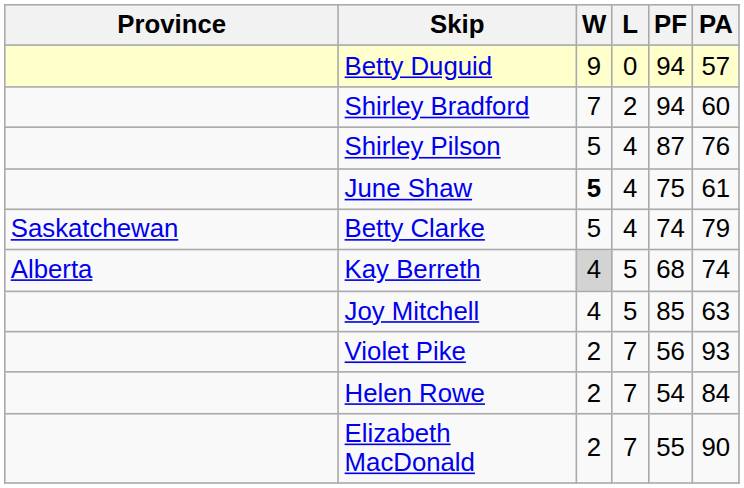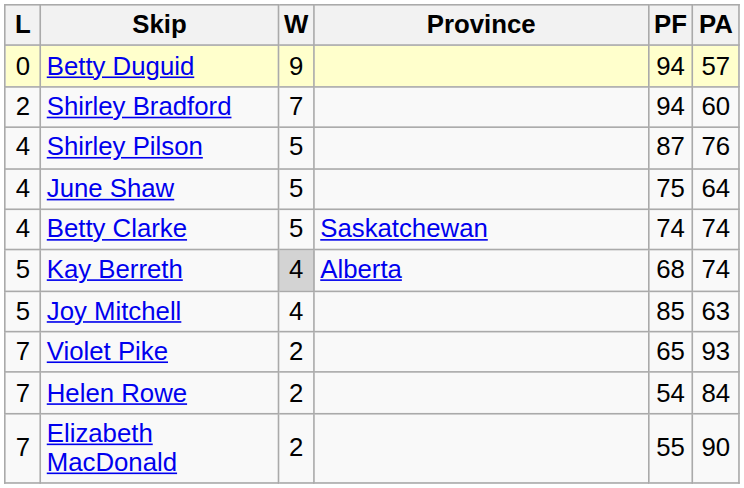columns swapped: (172, 24) <-> (630, 24)
(594, 188) bold -> (296, 188) normal
(716, 188) 61 -> (716, 188) 64
(716, 229) 79 -> (716, 229) 74
(671, 351) 56 -> (671, 351) 65
